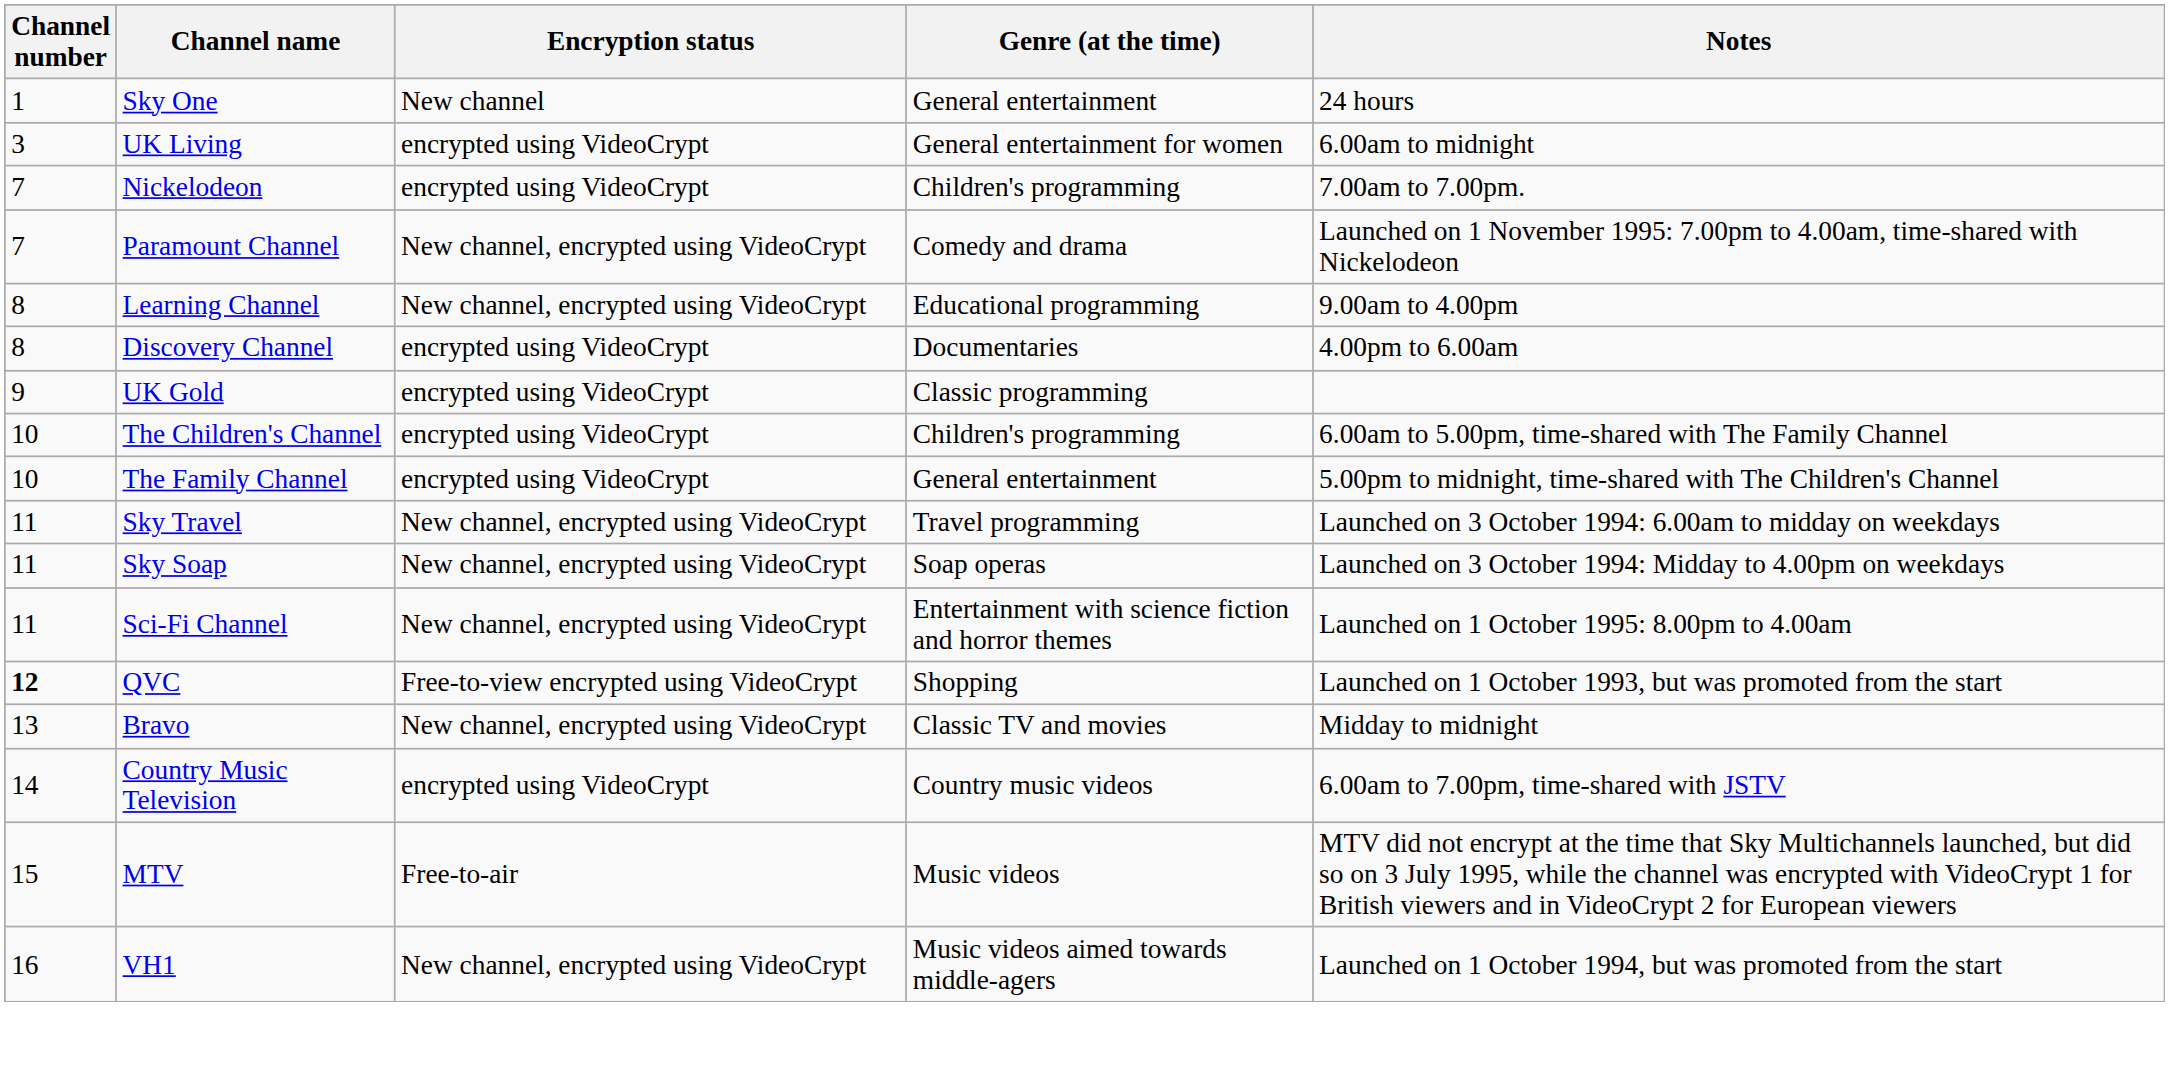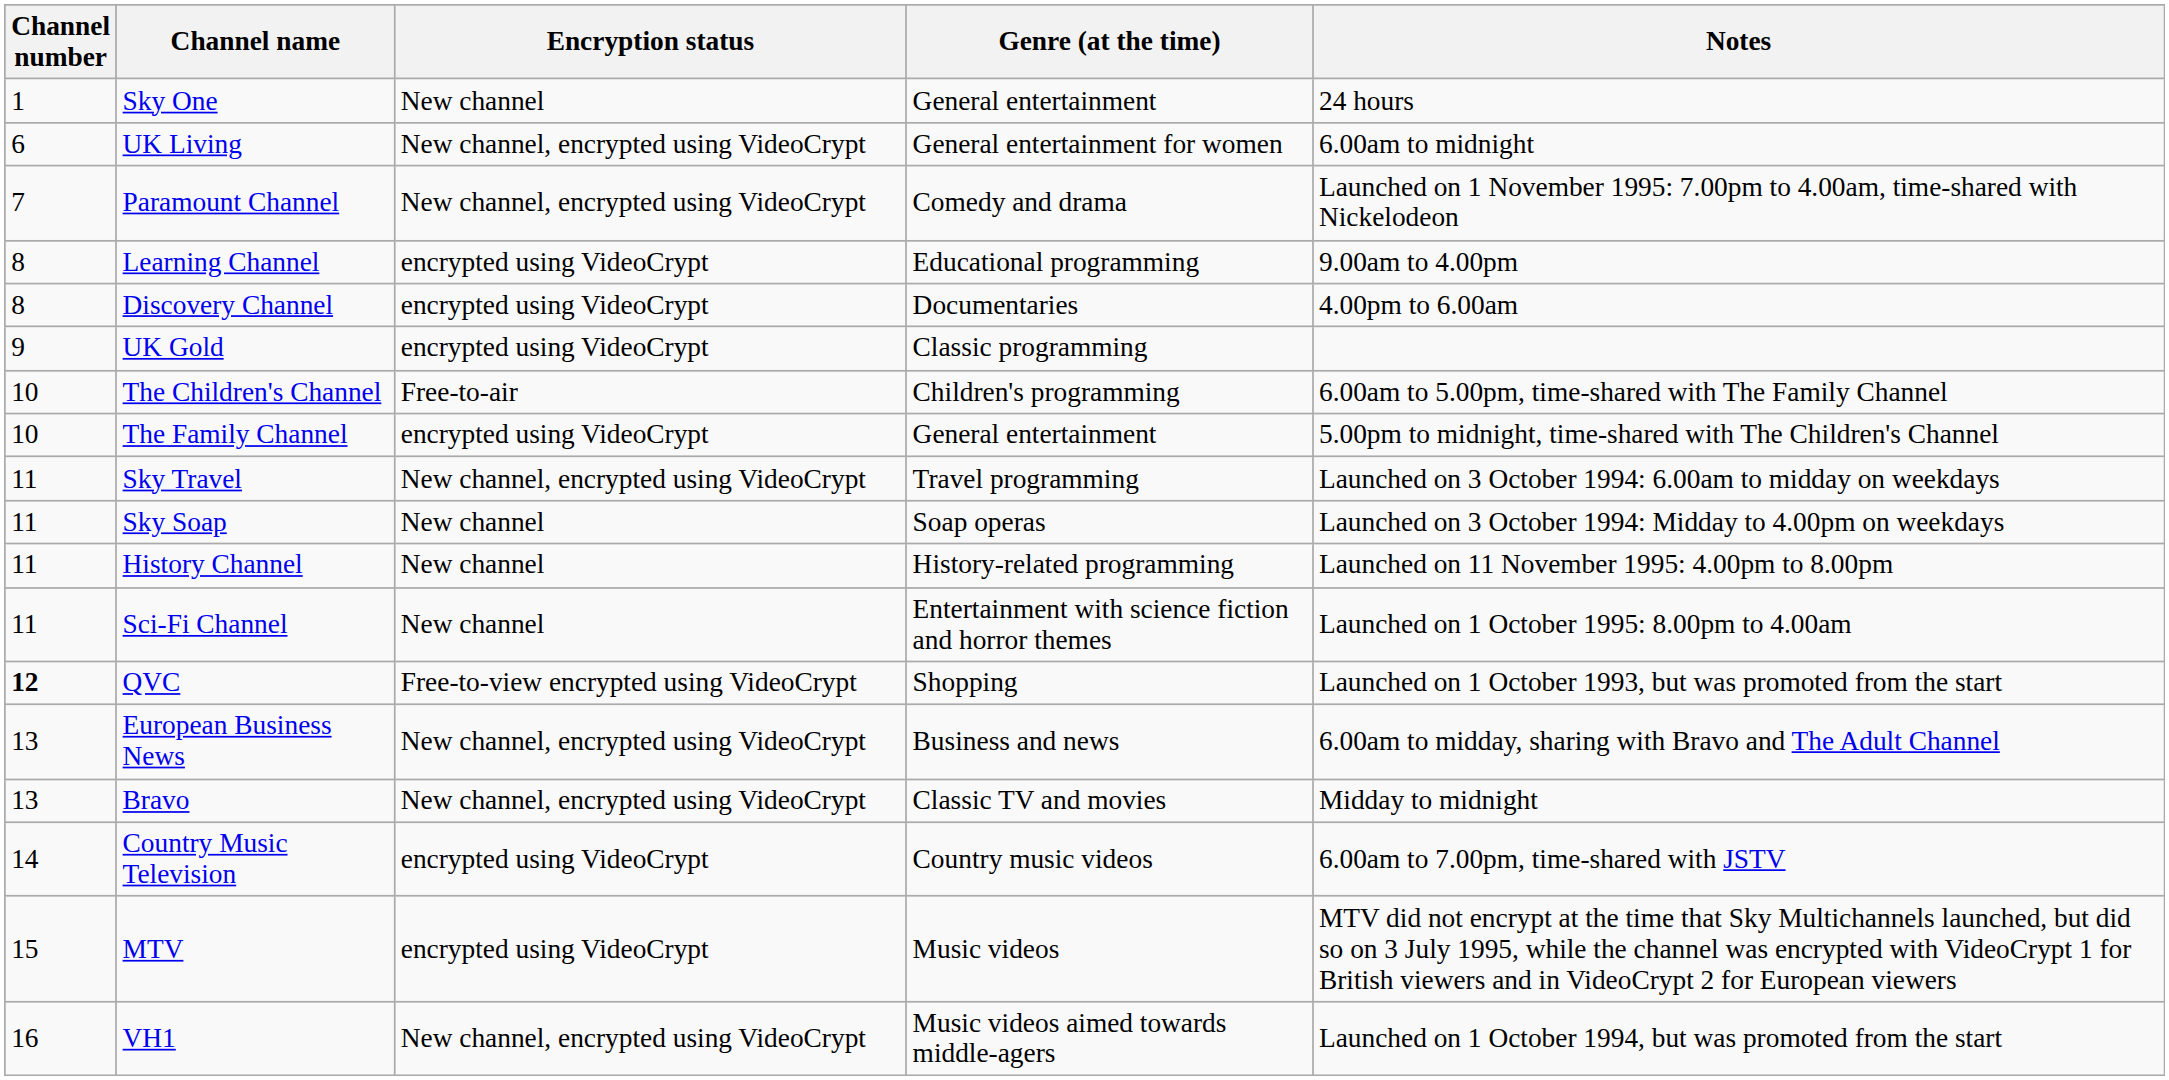(18, 143) 3 -> (18, 143) 6
(555, 143) encrypted using VideoCrypt -> (633, 143) New channel, encrypted using VideoCrypt
- row: (193, 187)
(634, 304) New channel, encrypted using VideoCrypt -> (555, 261) encrypted using VideoCrypt
(555, 434) encrypted using VideoCrypt -> (459, 391) Free-to-air
(634, 565) New channel, encrypted using VideoCrypt -> (473, 521) New channel
+ row: (213, 565)
(634, 623) New channel, encrypted using VideoCrypt -> (473, 623) New channel
+ row: (227, 741)
(460, 874) Free-to-air -> (555, 948) encrypted using VideoCrypt
